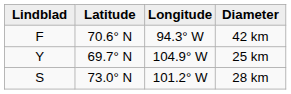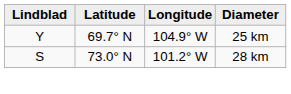- row: (250, 36)
